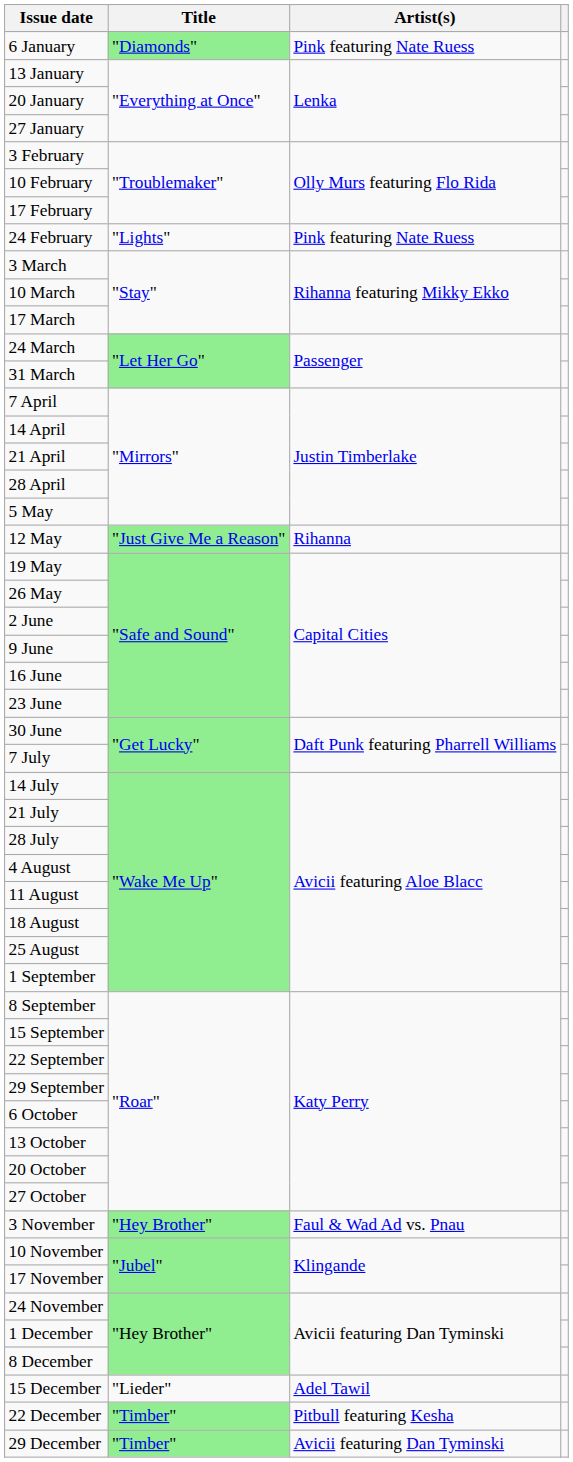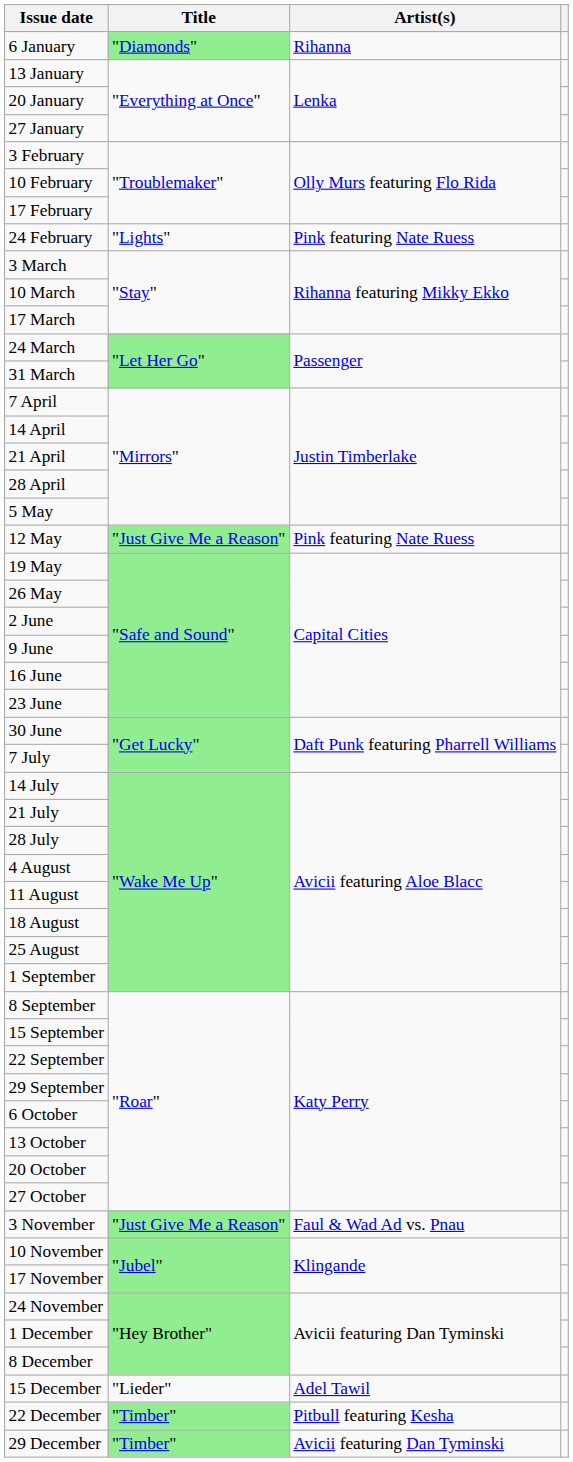(384, 45) Pink featuring Nate Ruess -> (322, 45) Rihanna
(322, 538) Rihanna -> (384, 538) Pink featuring Nate Ruess
(162, 1224) "Hey Brother" -> (199, 1224) "Just Give Me a Reason"
